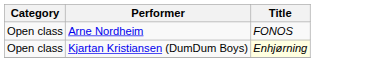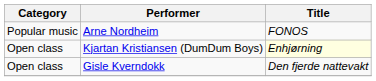(35, 31) Open class -> (42, 31) Popular music
+ row: (124, 66)
